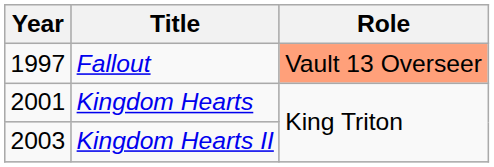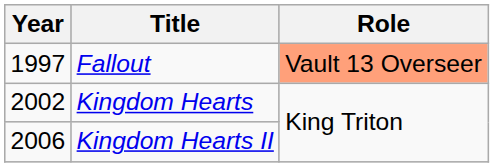(38, 102) 2001 -> (38, 102) 2002
(38, 141) 2003 -> (38, 141) 2006
